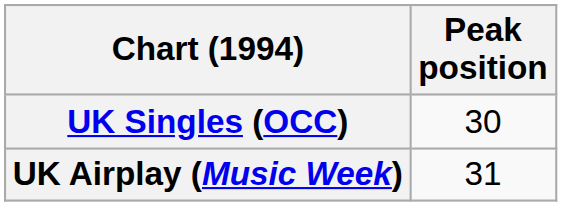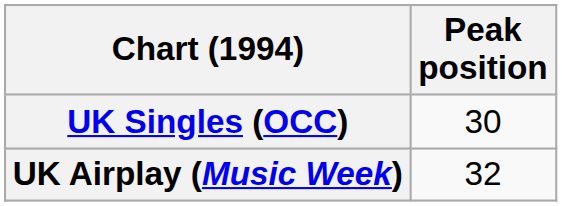(483, 173) 31 -> (483, 173) 32
